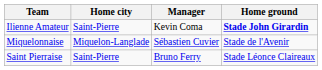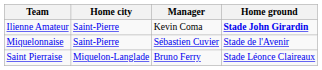(111, 42) Miquelon-Langlade -> (96, 42) Saint-Pierre
(96, 57) Saint-Pierre -> (111, 57) Miquelon-Langlade
